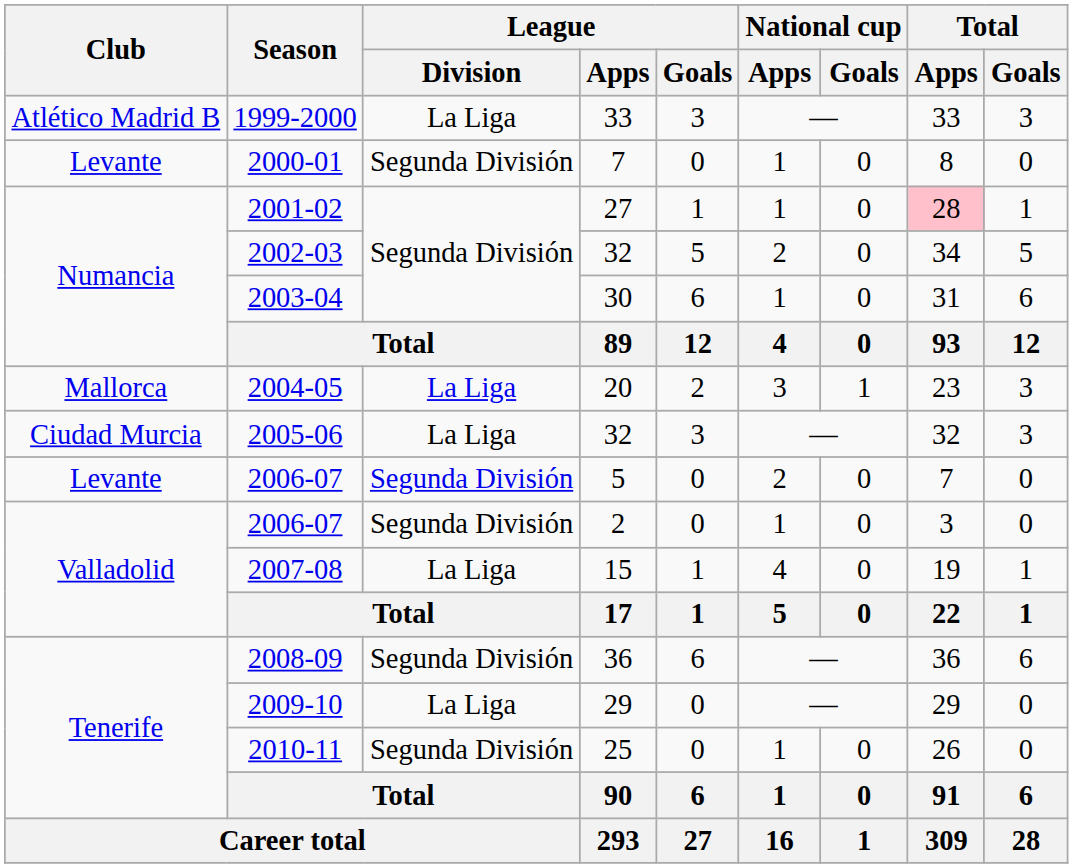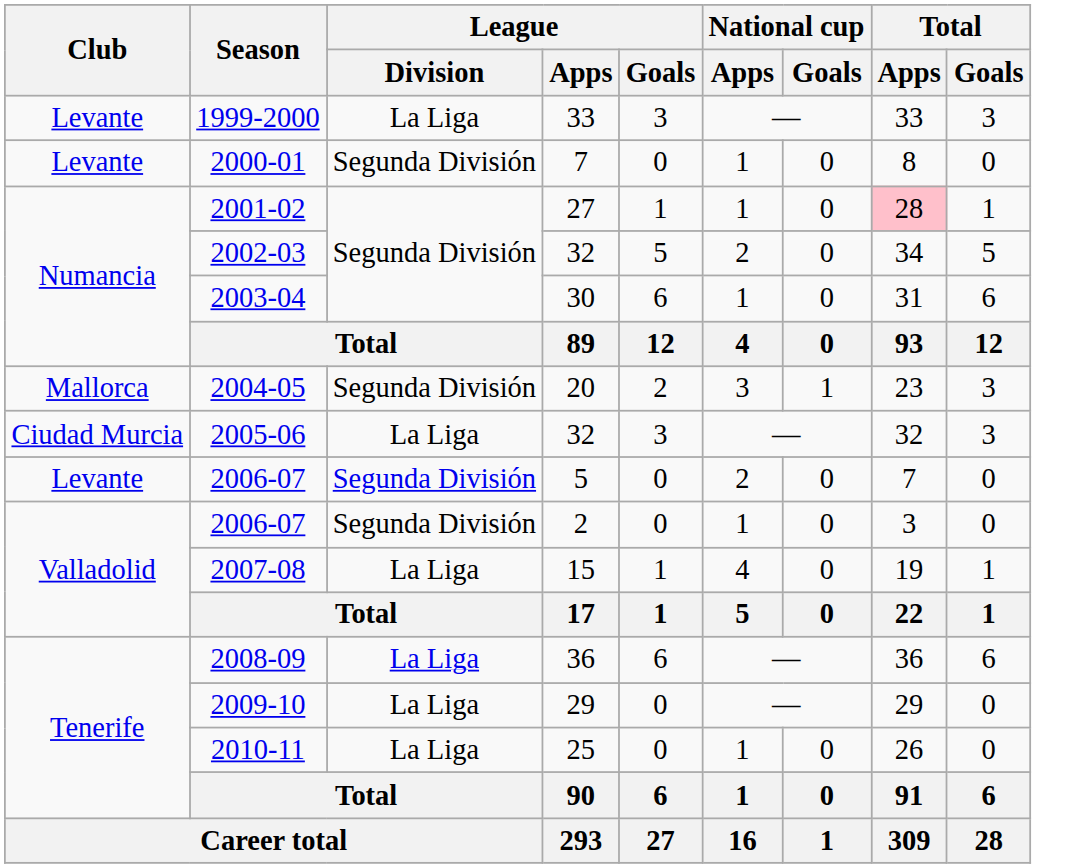(116, 117) Atlético Madrid B -> (97, 117) Levante
(472, 388) La Liga -> (434, 388) Segunda División
(472, 659) Segunda División -> (434, 659) La Liga
(472, 749) Segunda División -> (434, 749) La Liga
